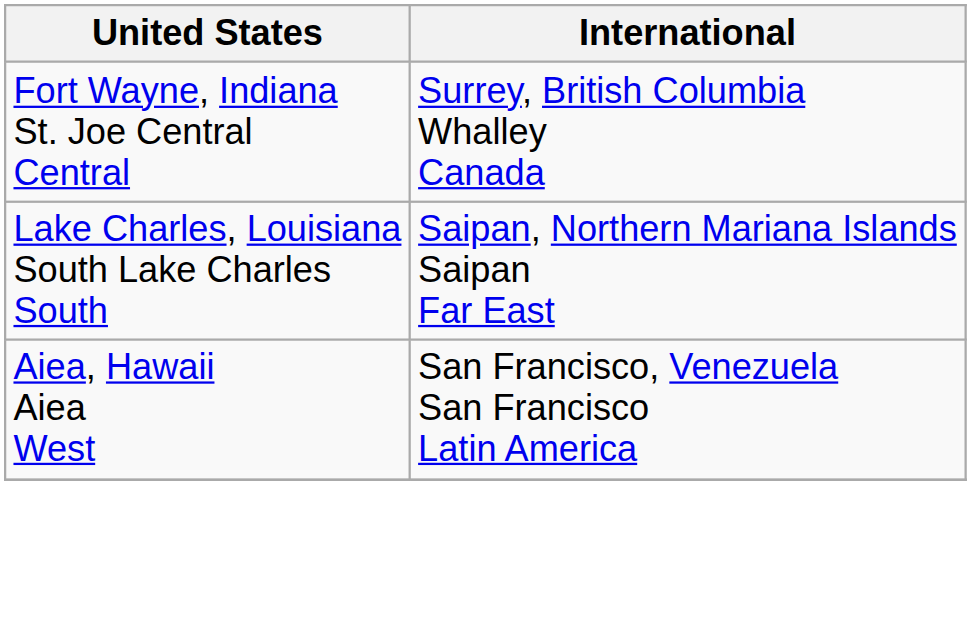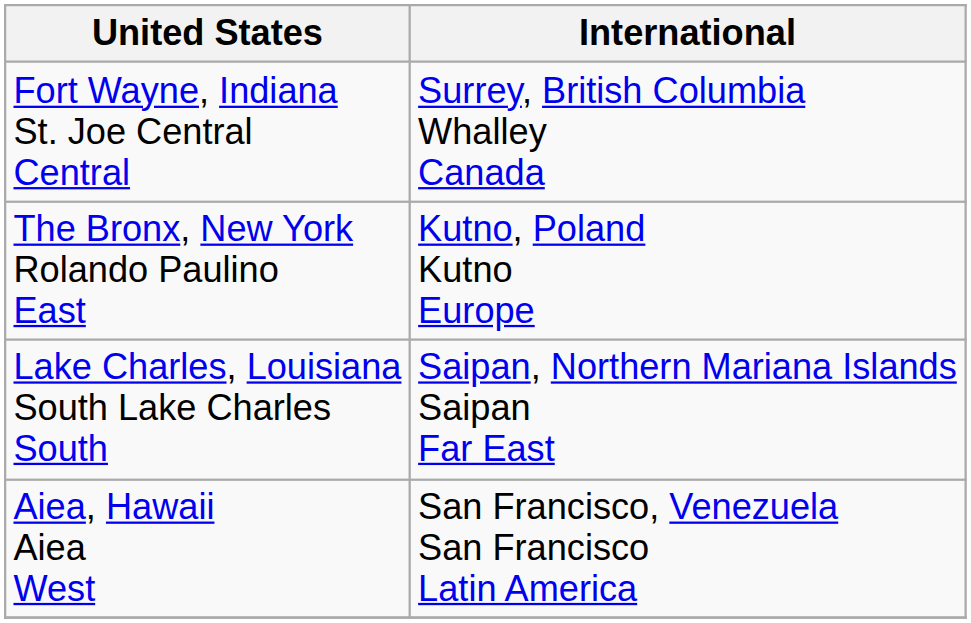+ row: (183, 269)
